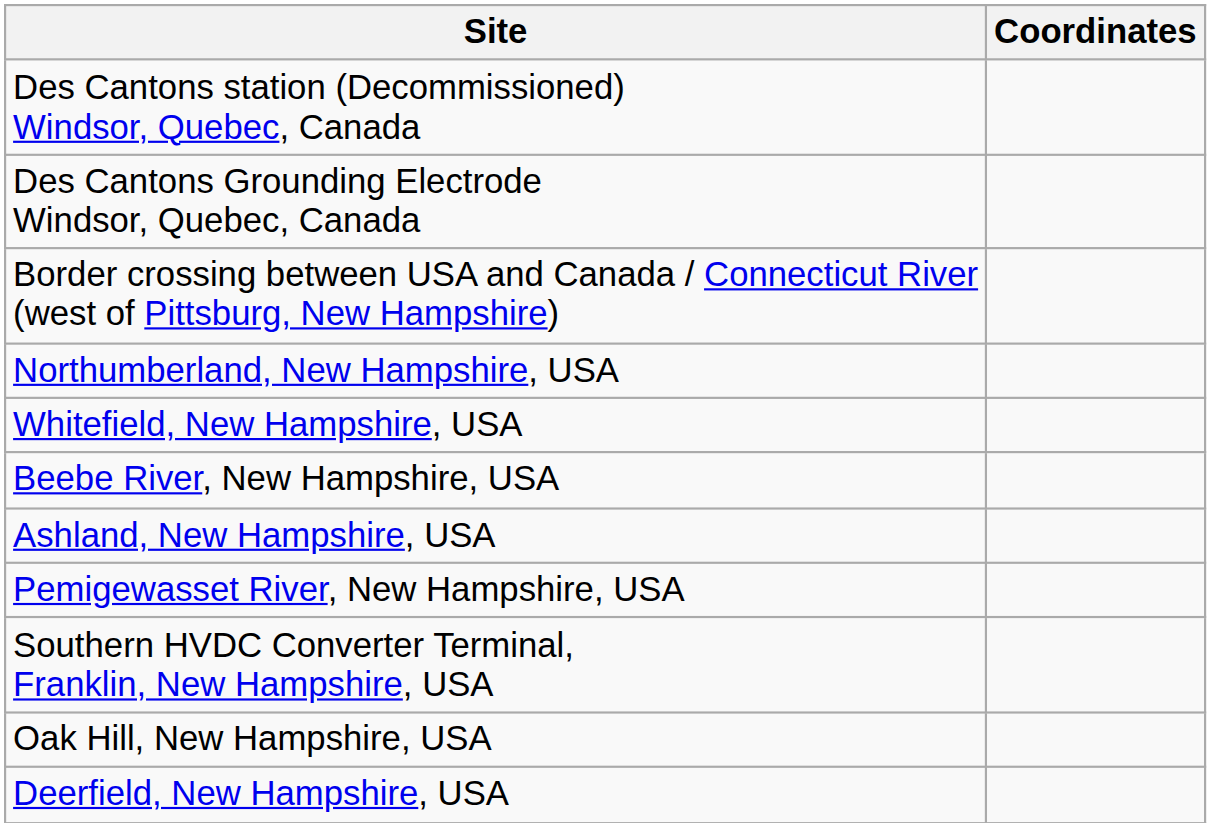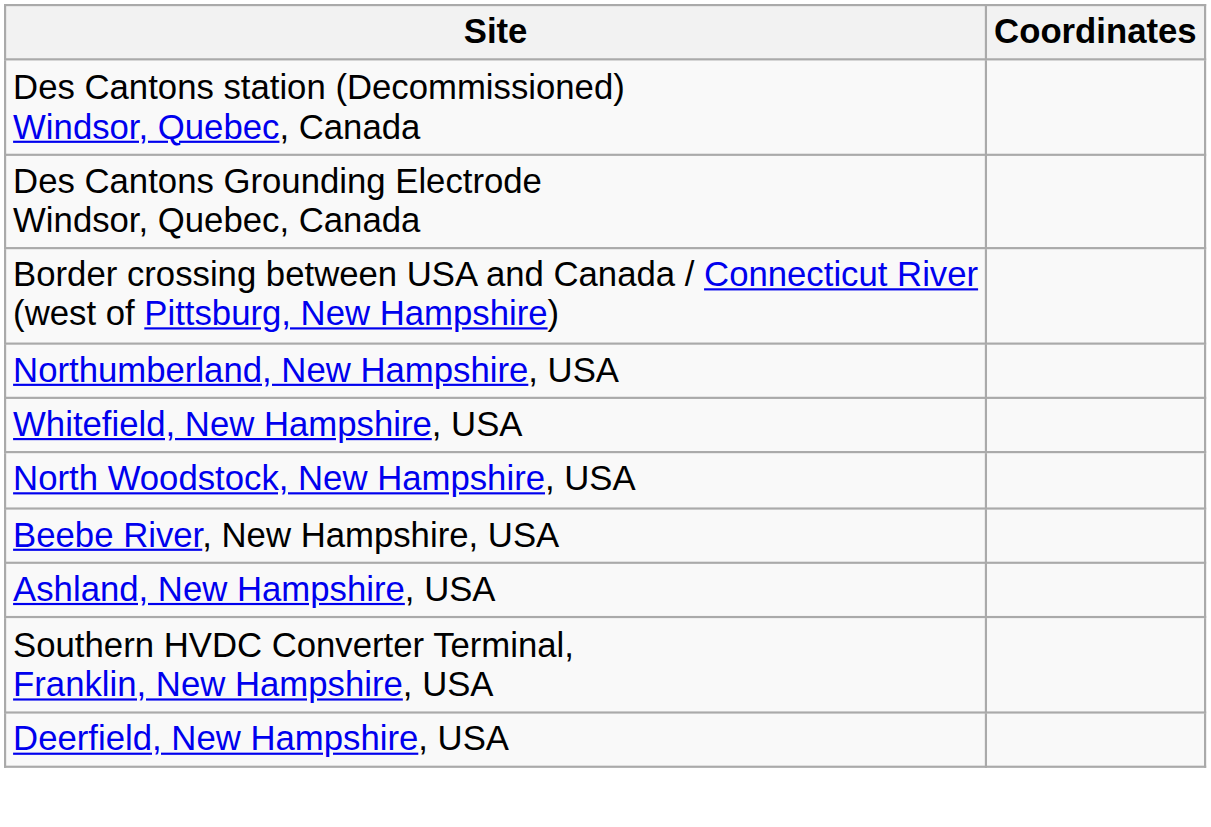+ row: (324, 479)
- row: (349, 589)
- row: (252, 738)
